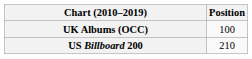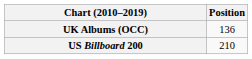(227, 29) 100 -> (227, 29) 136
